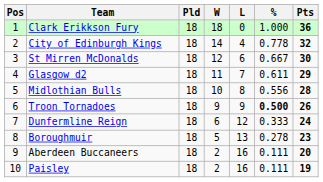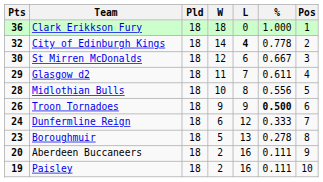columns swapped: (15, 12) <-> (305, 12)
(242, 44) normal -> (245, 44) bold
